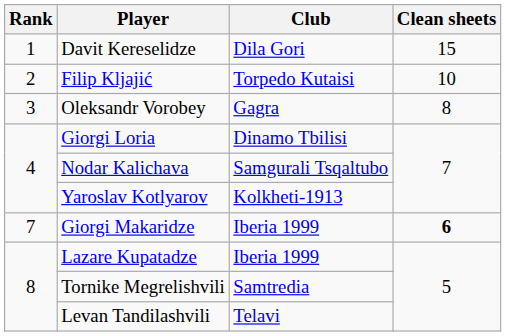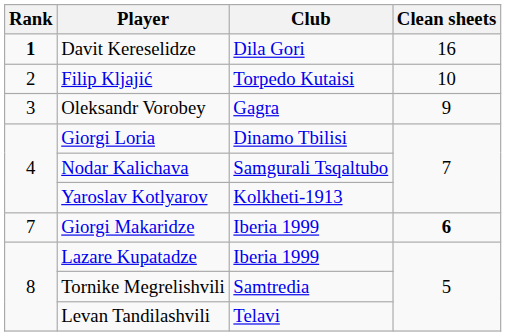(31, 49) normal -> (31, 49) bold
(447, 49) 15 -> (447, 49) 16
(447, 108) 8 -> (447, 108) 9
